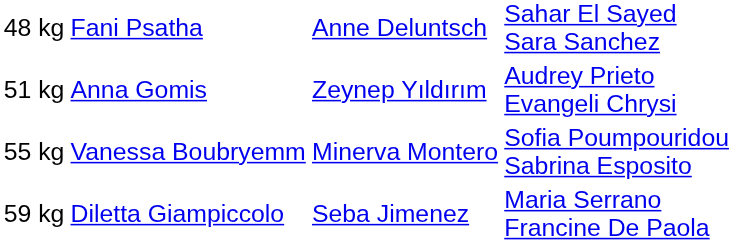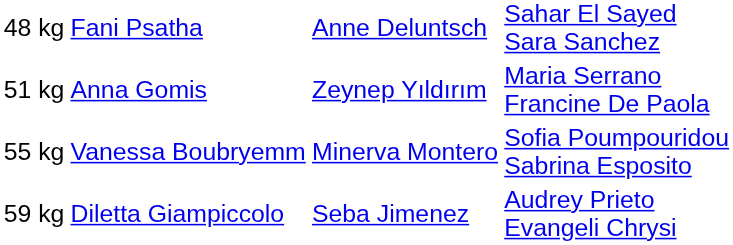(590, 90) Audrey Prieto Evangeli Chrysi -> (607, 90) Maria Serrano Francine De Paola
(607, 214) Maria Serrano Francine De Paola -> (590, 214) Audrey Prieto Evangeli Chrysi
